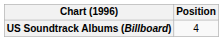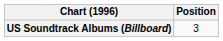(196, 28) 4 -> (196, 28) 3
